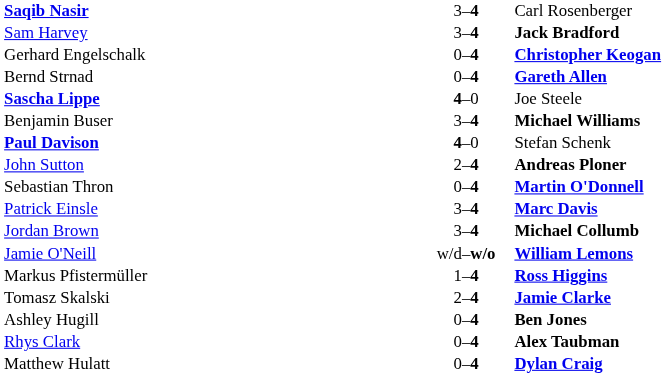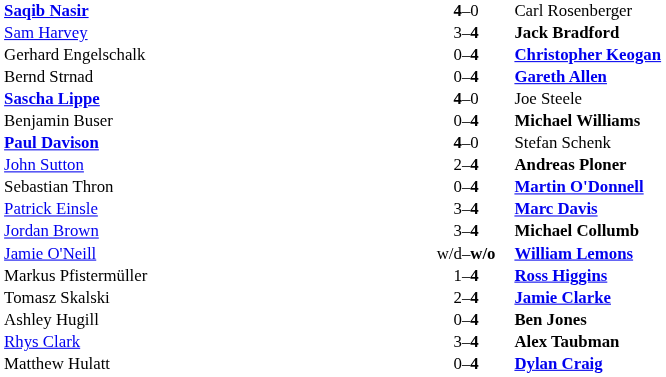(466, 10) 3–4 -> (466, 10) 4–0
(466, 120) 3–4 -> (466, 120) 0–4
(466, 341) 0–4 -> (466, 341) 3–4
